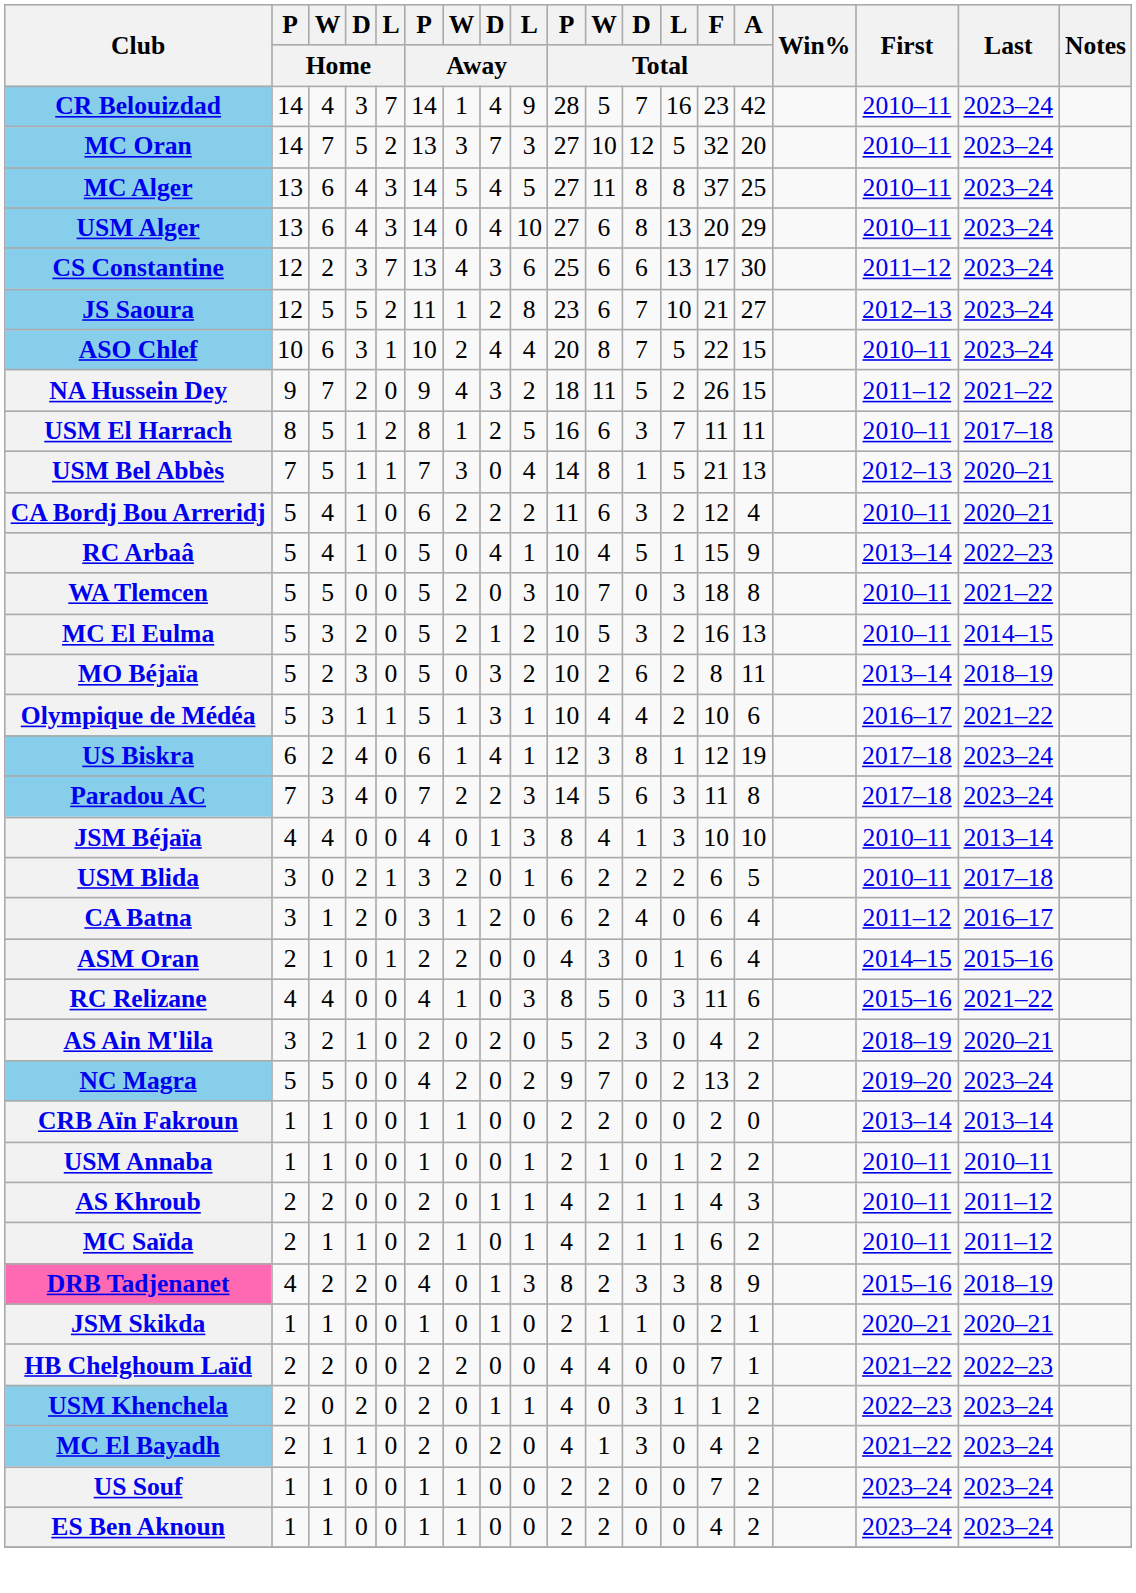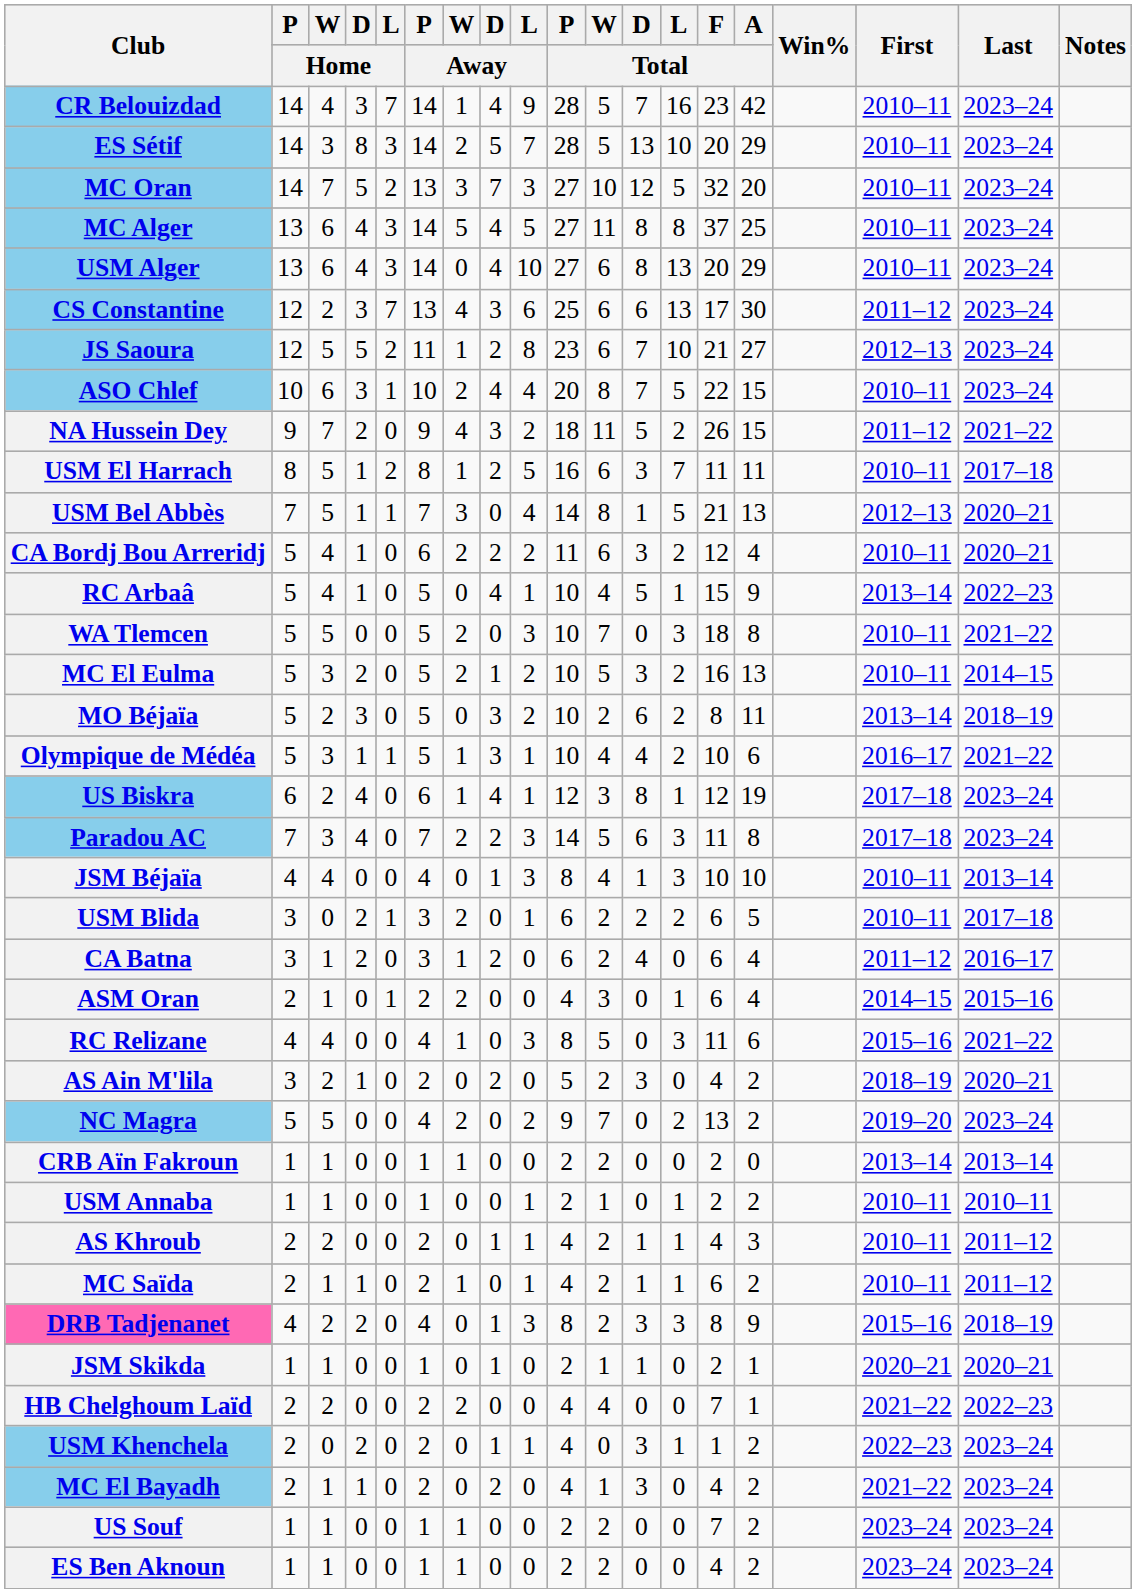+ row: (138, 146)
